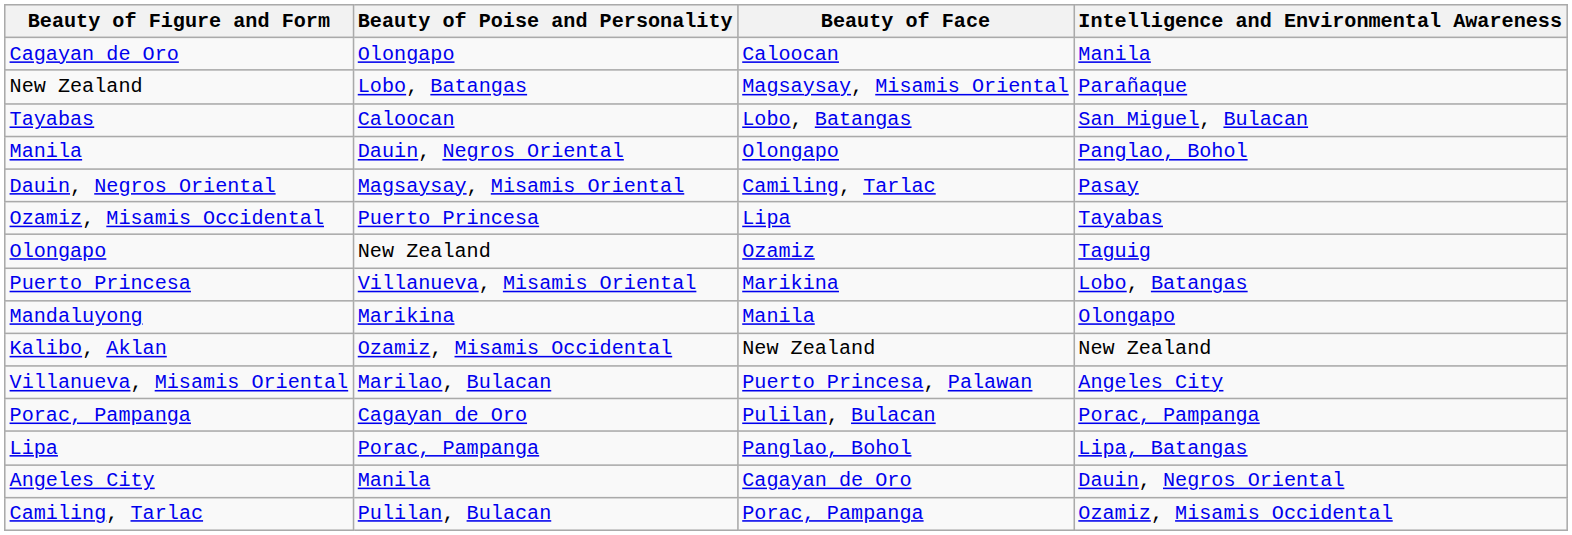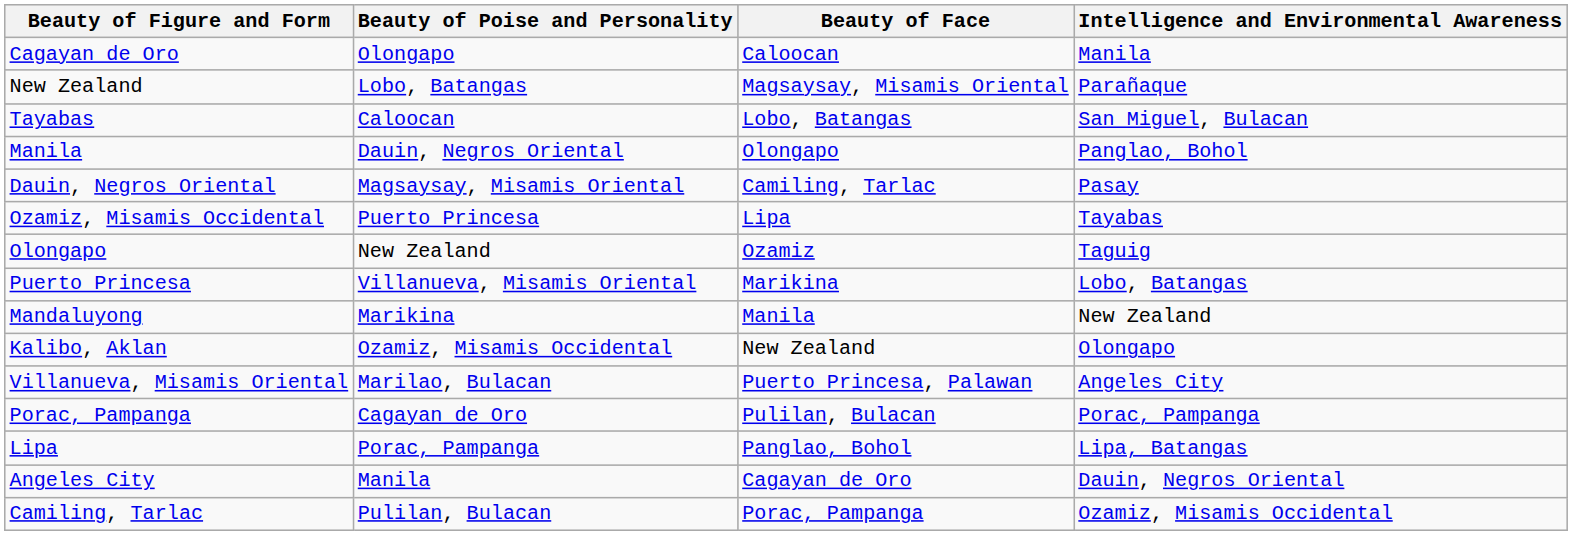(1127, 317) Olongapo -> (1145, 317) New Zealand
(1145, 350) New Zealand -> (1127, 350) Olongapo
